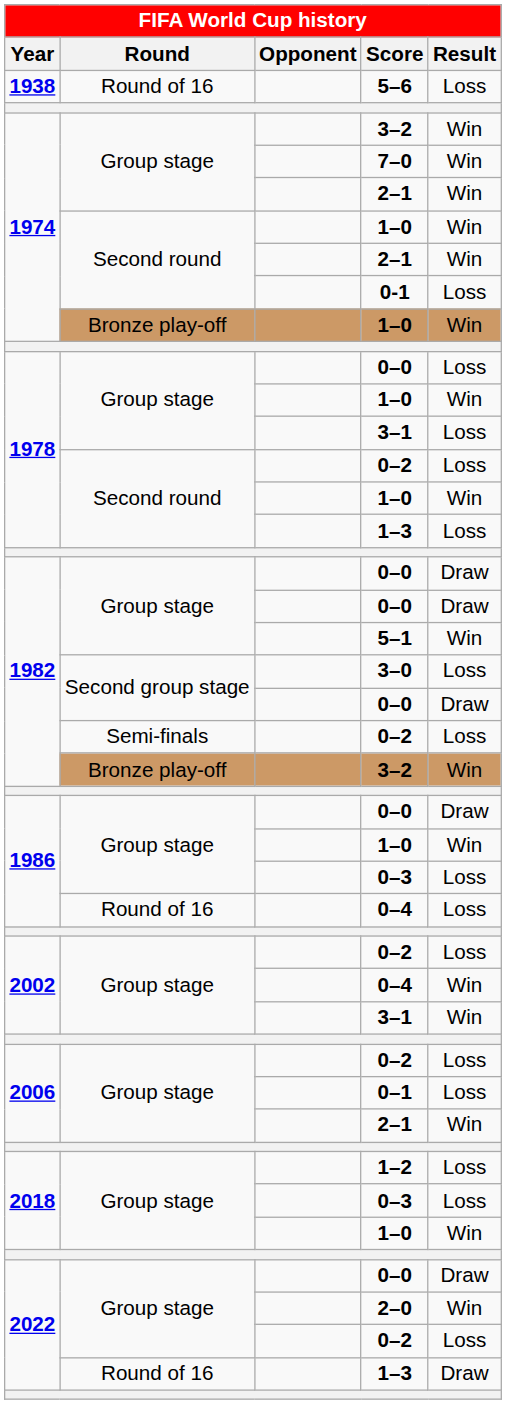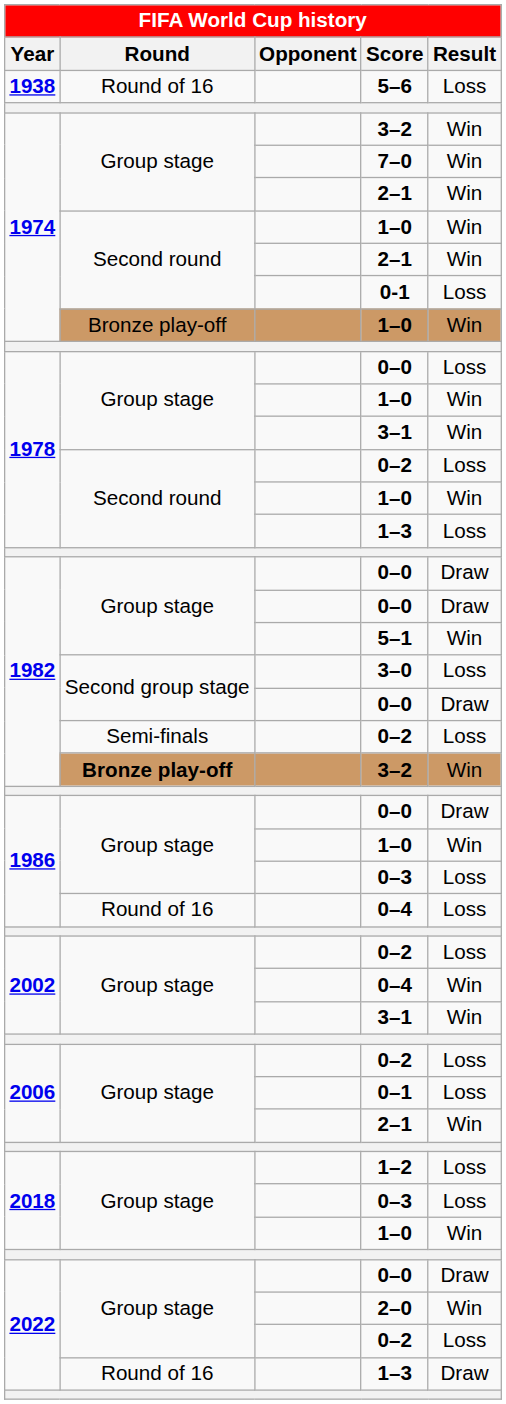(464, 432) Loss -> (464, 432) Win
(157, 769) normal -> (157, 769) bold
